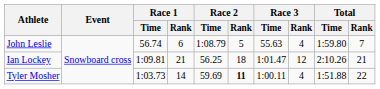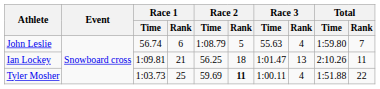(301, 60) 12 -> (301, 60) 13
(362, 60) 21 -> (362, 60) 11
(181, 76) 14 -> (181, 76) 25
